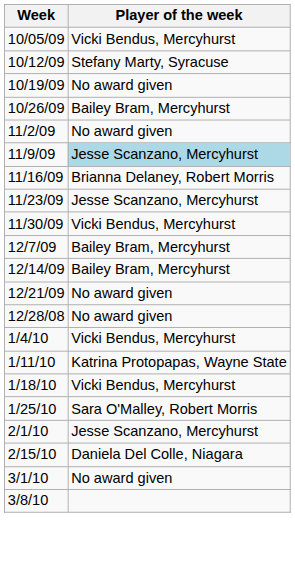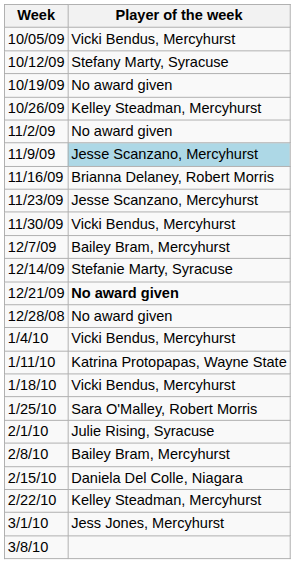(150, 108) Bailey Bram, Mercyhurst -> (166, 108) Kelley Steadman, Mercyhurst
(150, 270) Bailey Bram, Mercyhurst -> (152, 270) Stefanie Marty, Syracuse
(122, 293) normal -> (125, 293) bold
(165, 431) Jesse Scanzano, Mercyhurst -> (143, 431) Julie Rising, Syracuse
+ row: (28, 454)
+ row: (32, 500)
(122, 477) No award given -> (148, 524) Jess Jones, Mercyhurst
